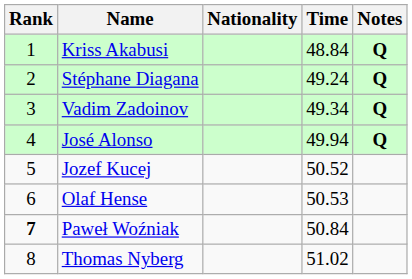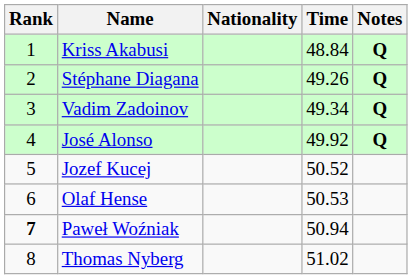(327, 79) 49.24 -> (327, 79) 49.26
(327, 139) 49.94 -> (327, 139) 49.92
(327, 229) 50.84 -> (327, 229) 50.94
